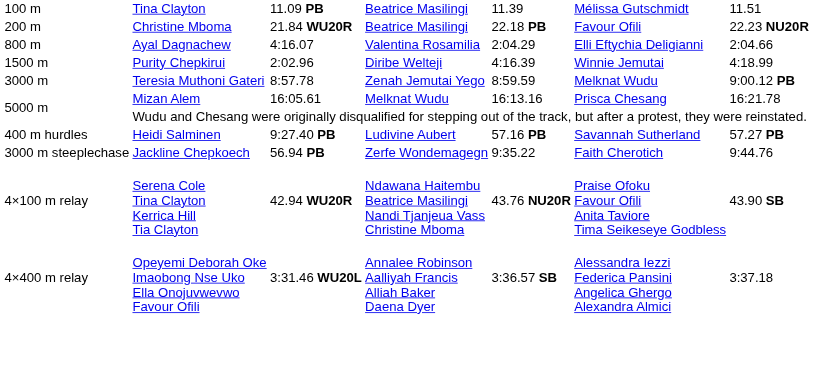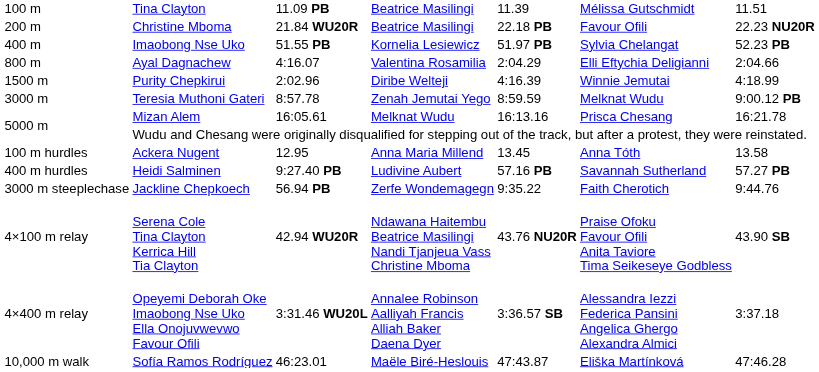+ row: (189, 45)
+ row: (176, 153)
+ row: (202, 361)
